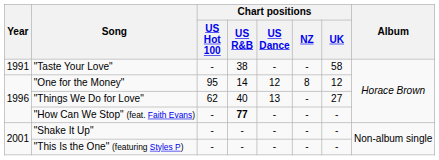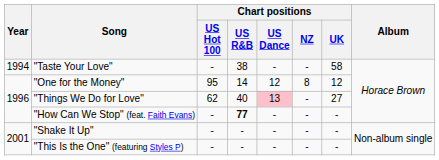(18, 67) 1991 -> (18, 67) 1994
(274, 99) no background -> (274, 99) pink background
